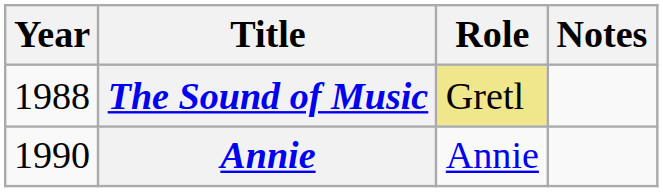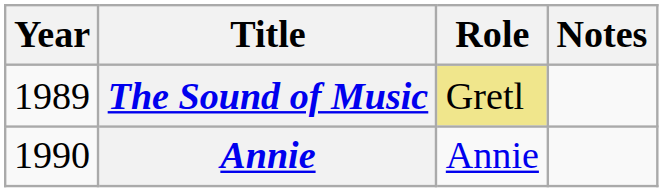(52, 95) 1988 -> (52, 95) 1989
